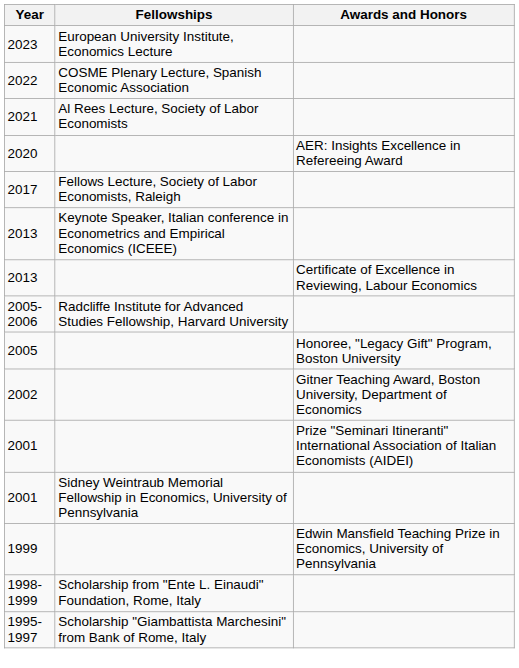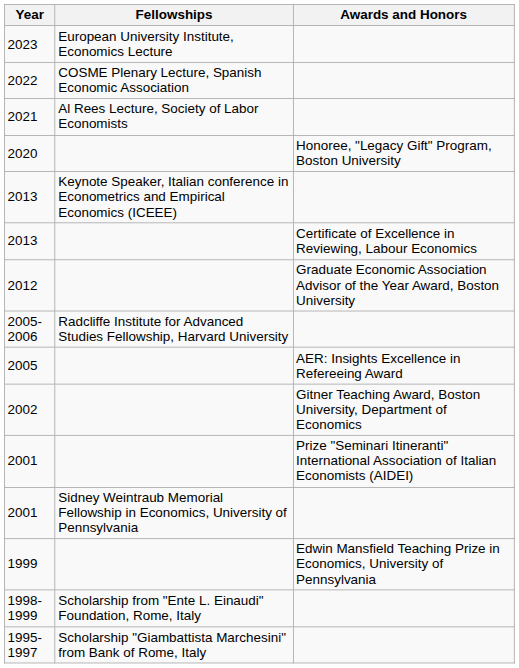(378, 153) AER: Insights Excellence in Refereeing Award -> (394, 153) Honoree, "Legacy Gift" Program, Boston University
- row: (22, 189)
+ row: (22, 285)
(394, 350) Honoree, "Legacy Gift" Program, Boston University -> (378, 365) AER: Insights Excellence in Refereeing Award
